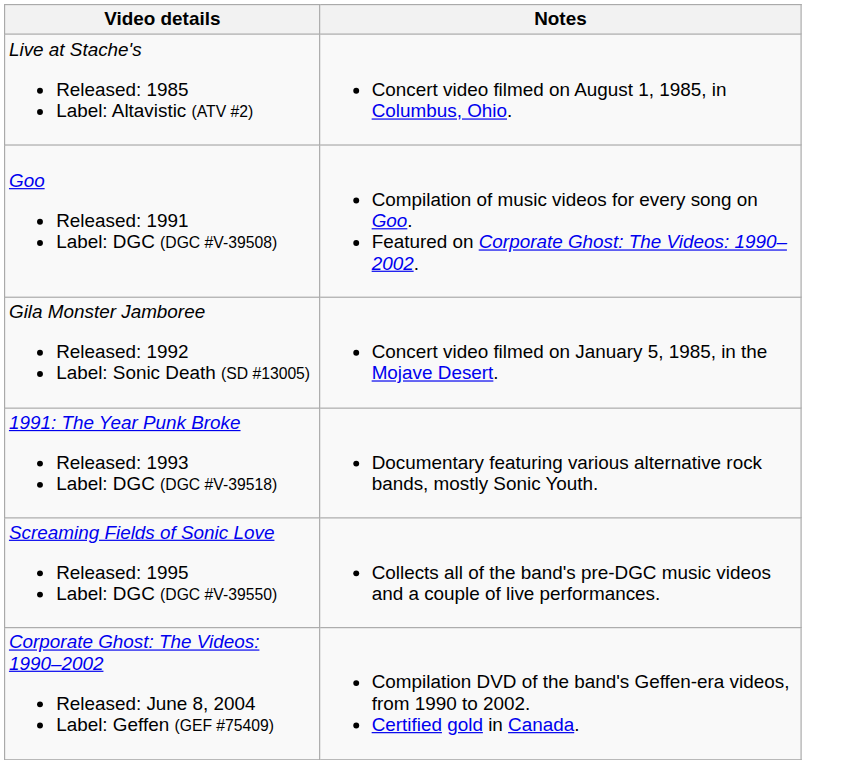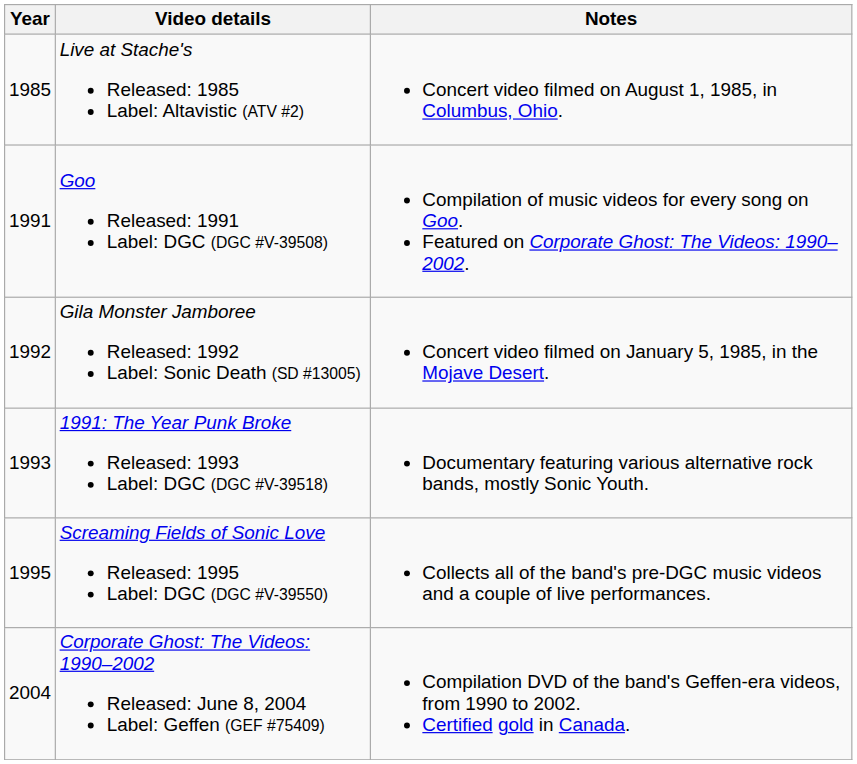+ column: (30, 19)
